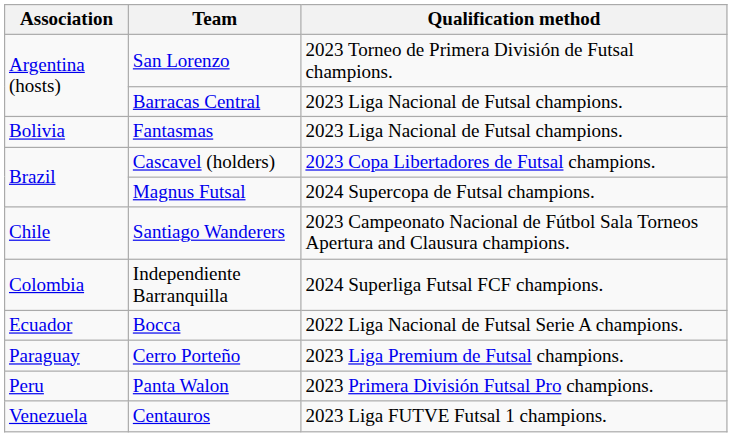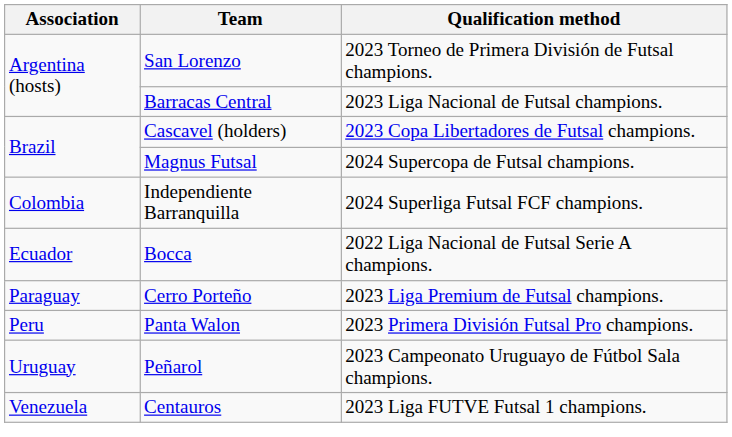- row: (173, 131)
- row: (209, 232)
+ row: (173, 366)
